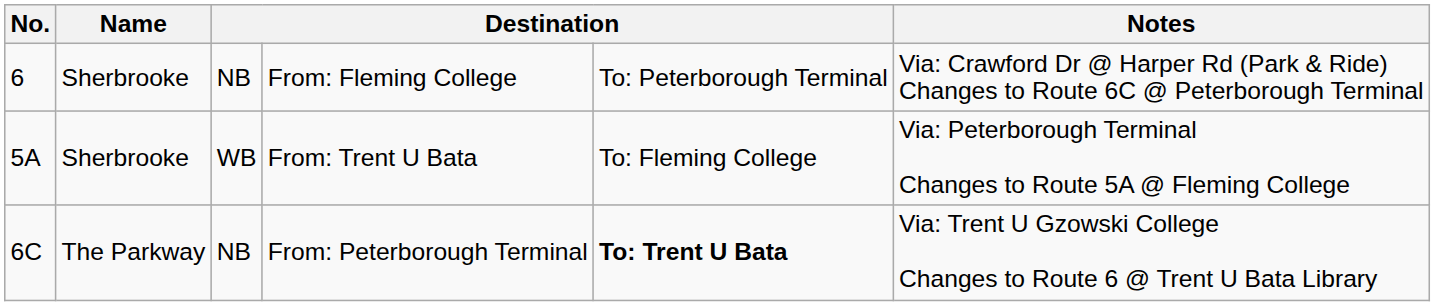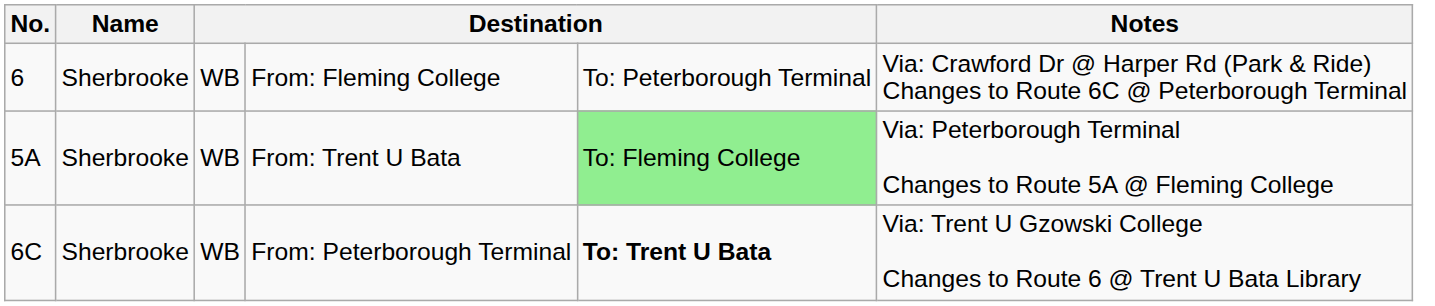(234, 76) NB -> (220, 76) WB
(708, 157) no background -> (692, 157) lightgreen background
(133, 252) The Parkway -> (125, 252) Sherbrooke
(234, 252) NB -> (220, 252) WB
